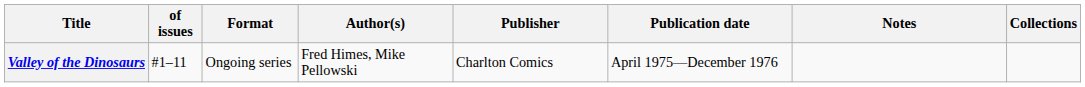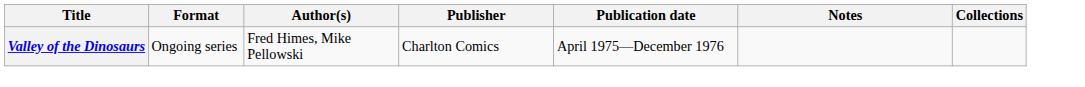- column: (175, 23)
